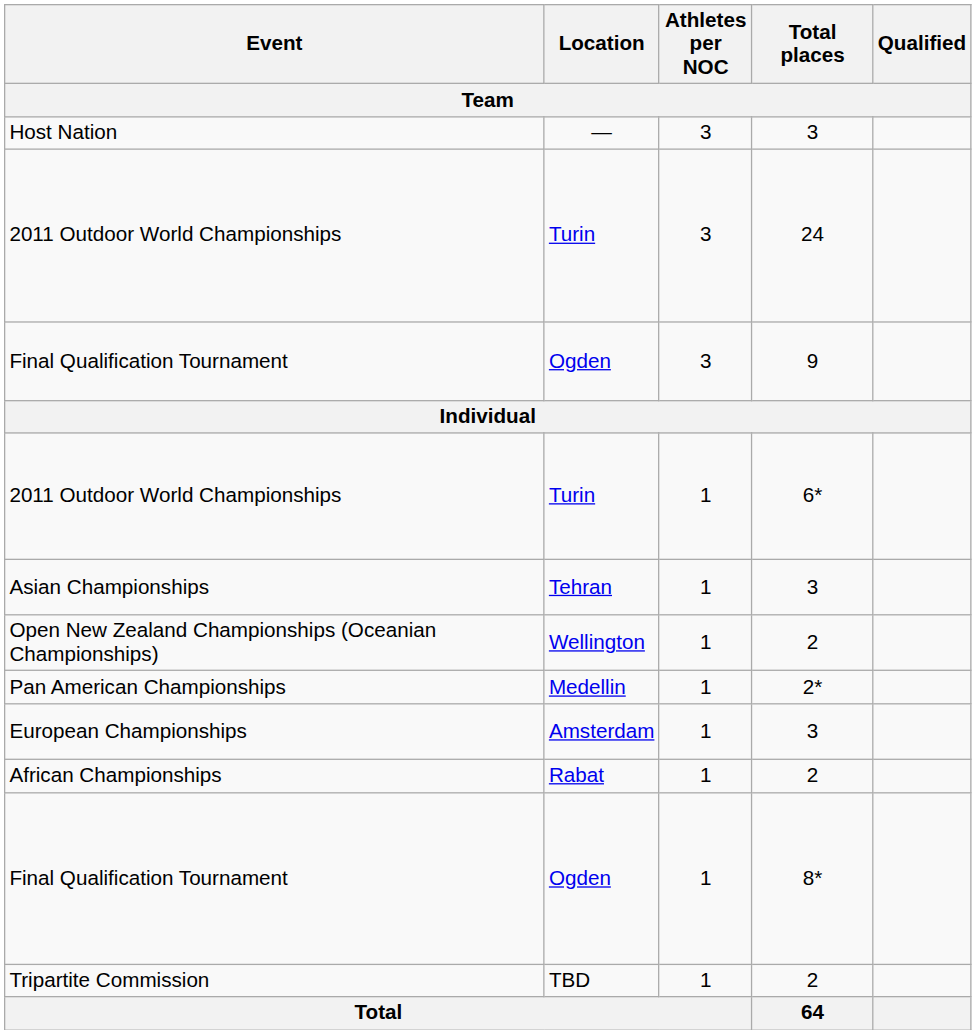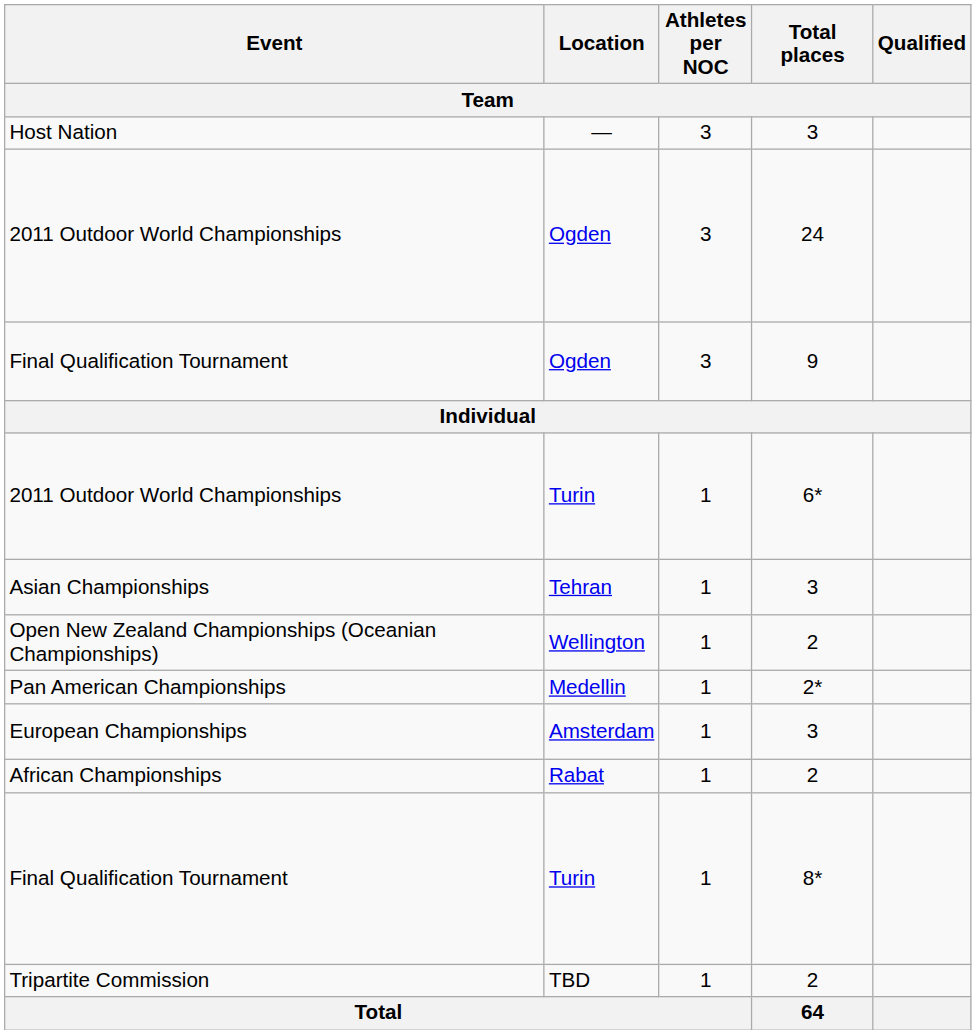(572, 235) Turin -> (580, 235) Ogden
(580, 878) Ogden -> (572, 878) Turin
